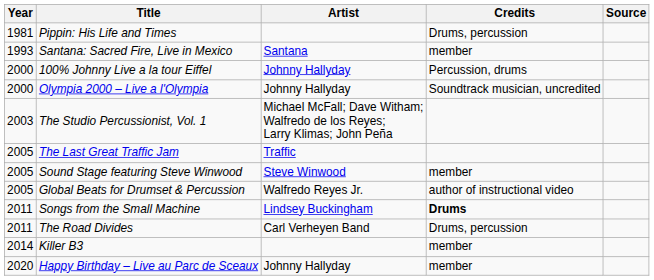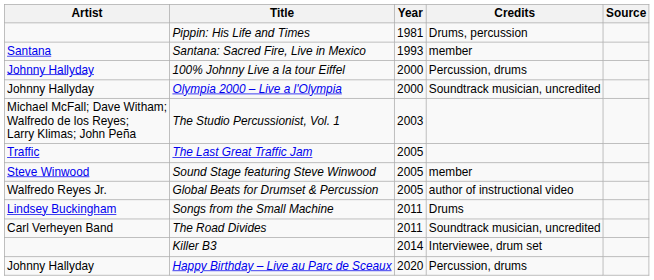columns swapped: (20, 13) <-> (343, 13)
(448, 209) bold -> (446, 209) normal
(478, 228) Drums, percussion -> (515, 228) Soundtrack musician, uncredited
(451, 247) member -> (485, 247) Interviewee, drum set
(451, 265) member -> (478, 265) Percussion, drums
